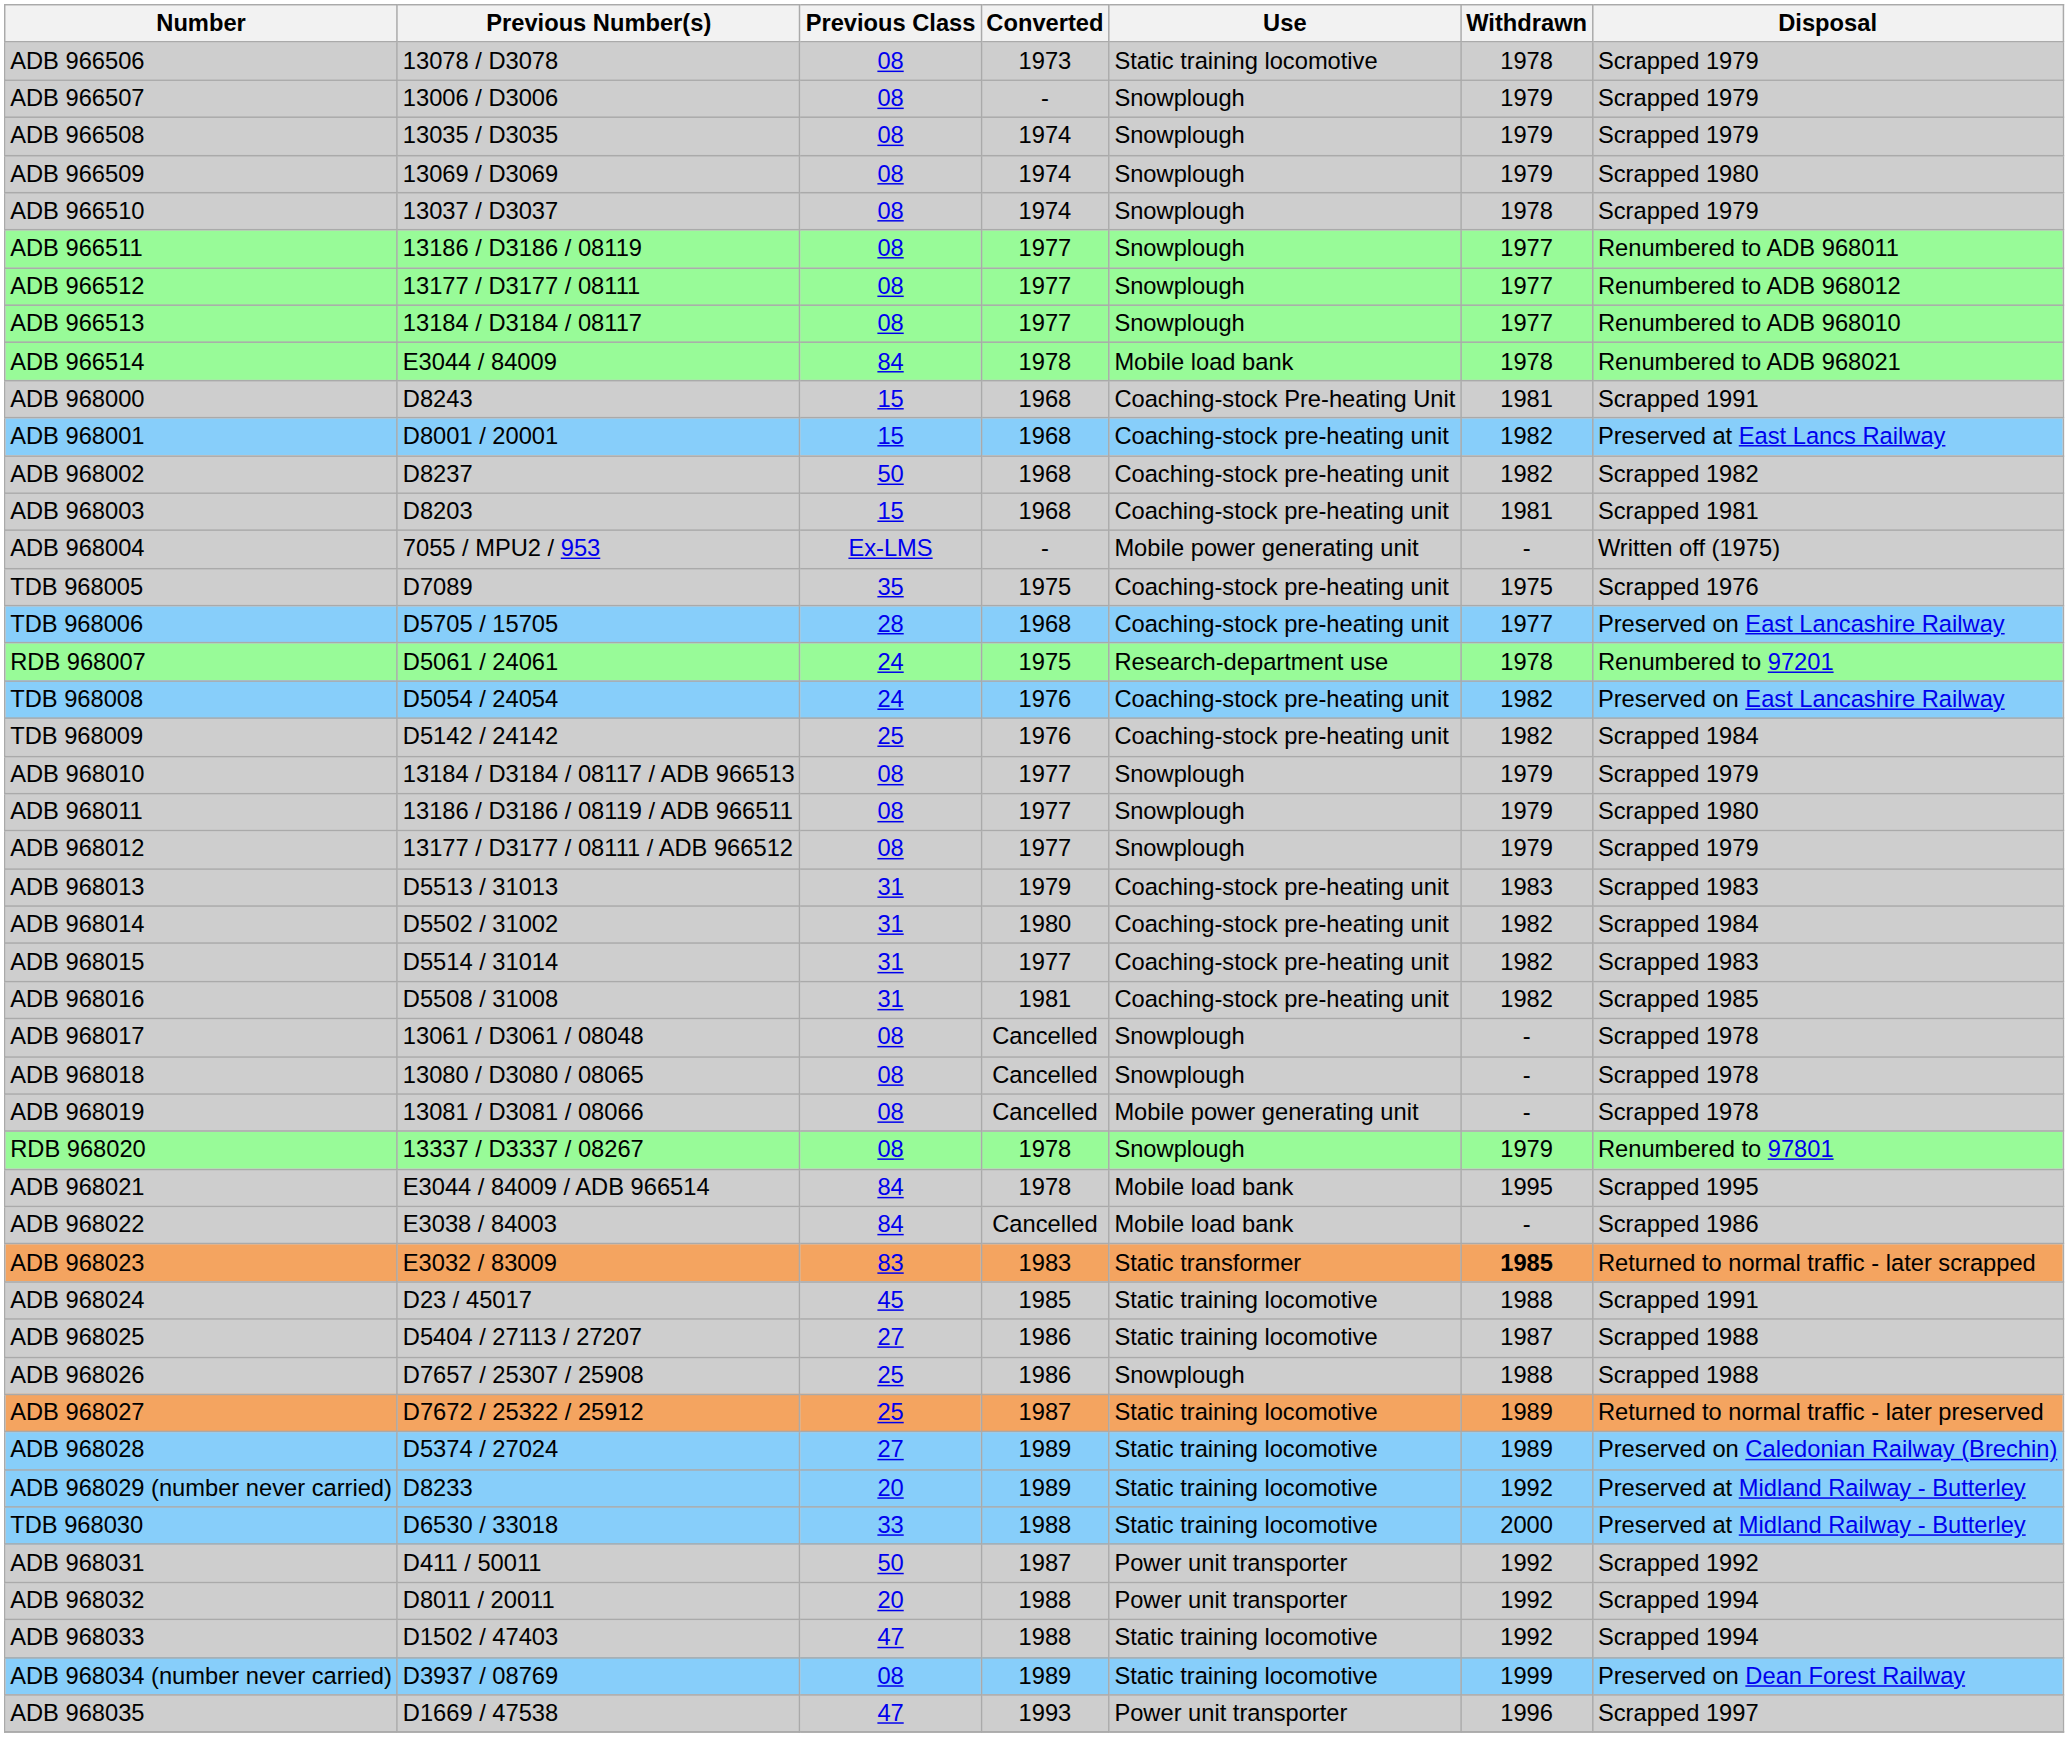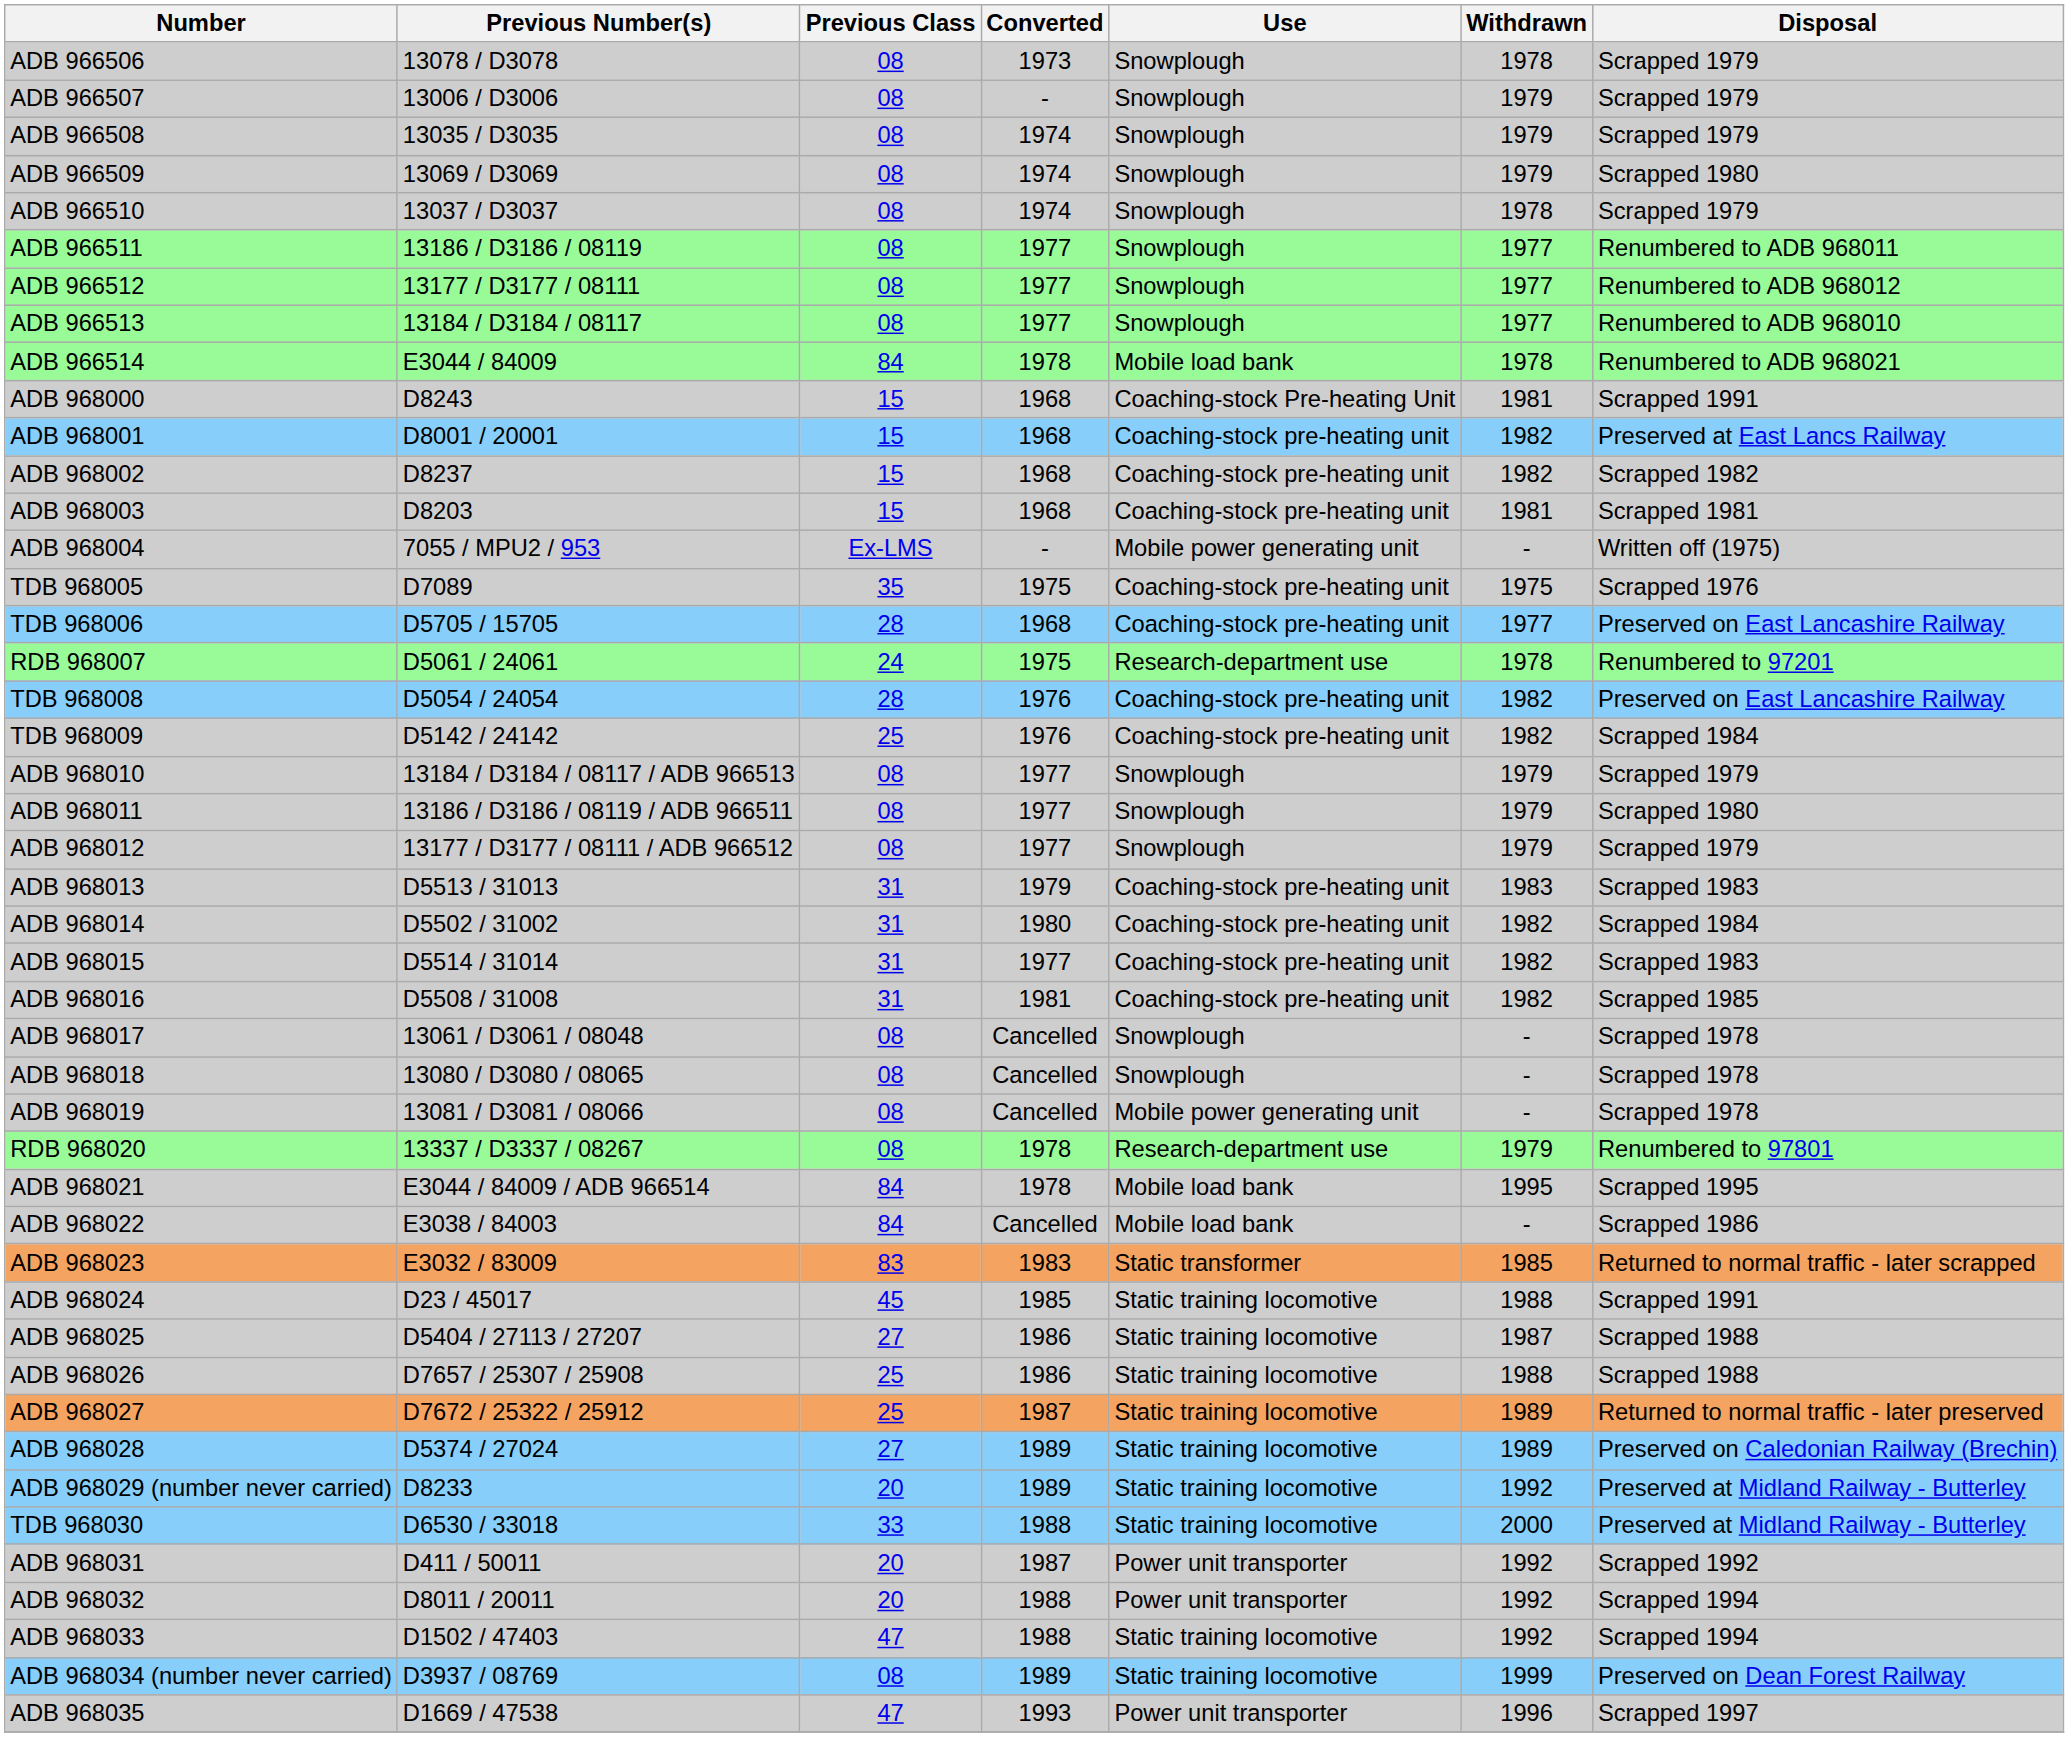(1246, 60) Static training locomotive -> (1180, 60) Snowplough
(891, 473) 50 -> (891, 473) 15
(891, 699) 24 -> (891, 699) 28
(1180, 1149) Snowplough -> (1251, 1149) Research-department use
(1527, 1262) bold -> (1527, 1262) normal
(1180, 1375) Snowplough -> (1246, 1375) Static training locomotive
(891, 1563) 50 -> (891, 1563) 20
